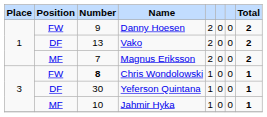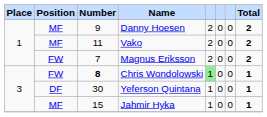(56, 28) FW -> (56, 28) MF
(56, 43) DF -> (56, 43) MF
(98, 43) 13 -> (98, 43) 11
(56, 58) MF -> (56, 58) FW
(210, 74) no background -> (210, 74) lightgreen background
(98, 105) 10 -> (98, 105) 15
